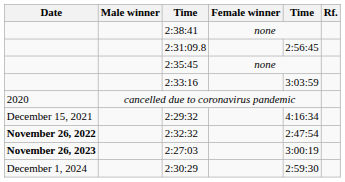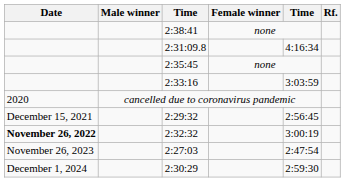(302, 47) 2:56:45 -> (302, 47) 4:16:34
(302, 116) 4:16:34 -> (302, 116) 2:56:45
(302, 133) 2:47:54 -> (302, 133) 3:00:19
(51, 151) bold -> (50, 151) normal
(302, 151) 3:00:19 -> (302, 151) 2:47:54
